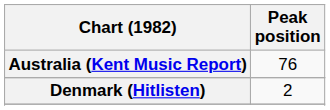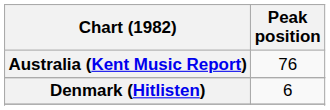(288, 90) 2 -> (288, 90) 6
